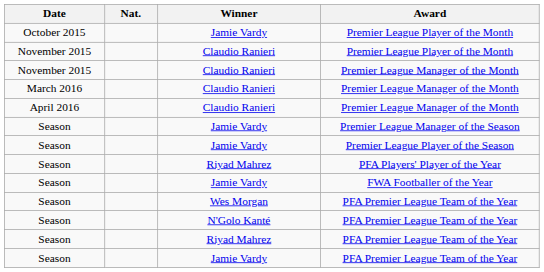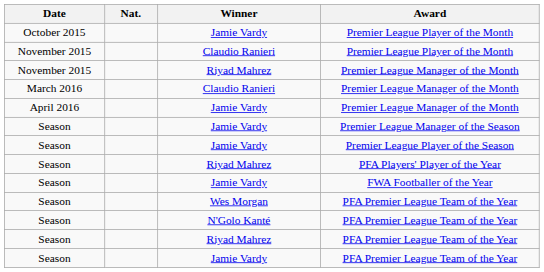(239, 70) Claudio Ranieri -> (239, 70) Riyad Mahrez
(239, 108) Claudio Ranieri -> (239, 108) Jamie Vardy
